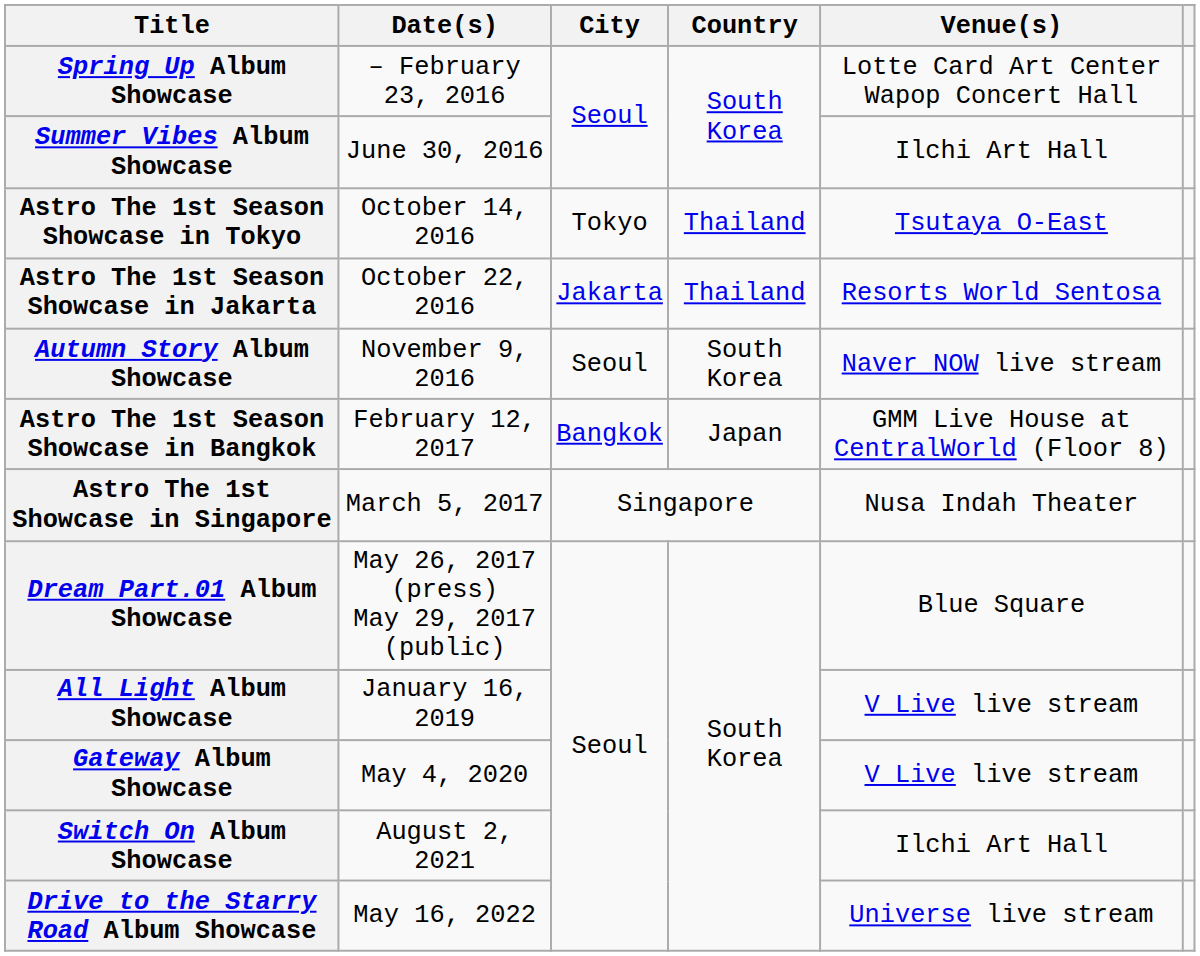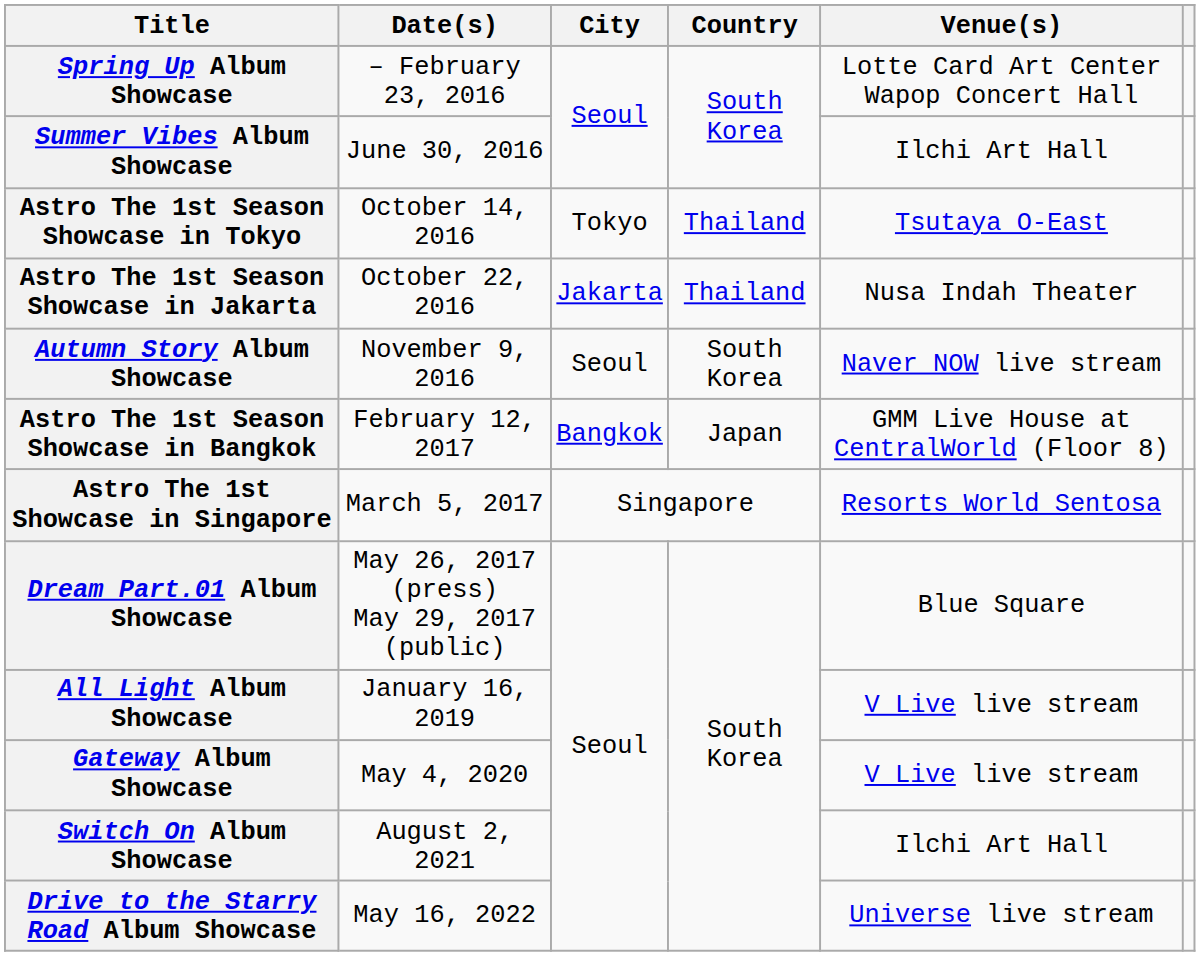(1001, 293) Resorts World Sentosa -> (1001, 293) Nusa Indah Theater
(1001, 505) Nusa Indah Theater -> (1001, 505) Resorts World Sentosa
